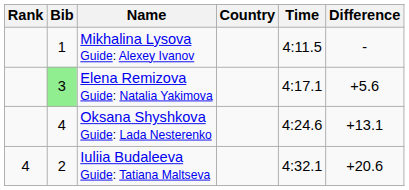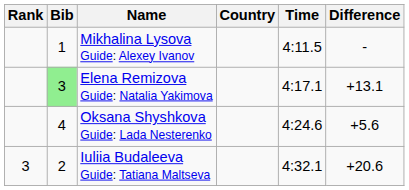(365, 86) +5.6 -> (365, 86) +13.1
(365, 126) +13.1 -> (365, 126) +5.6
(26, 165) 4 -> (26, 165) 3
